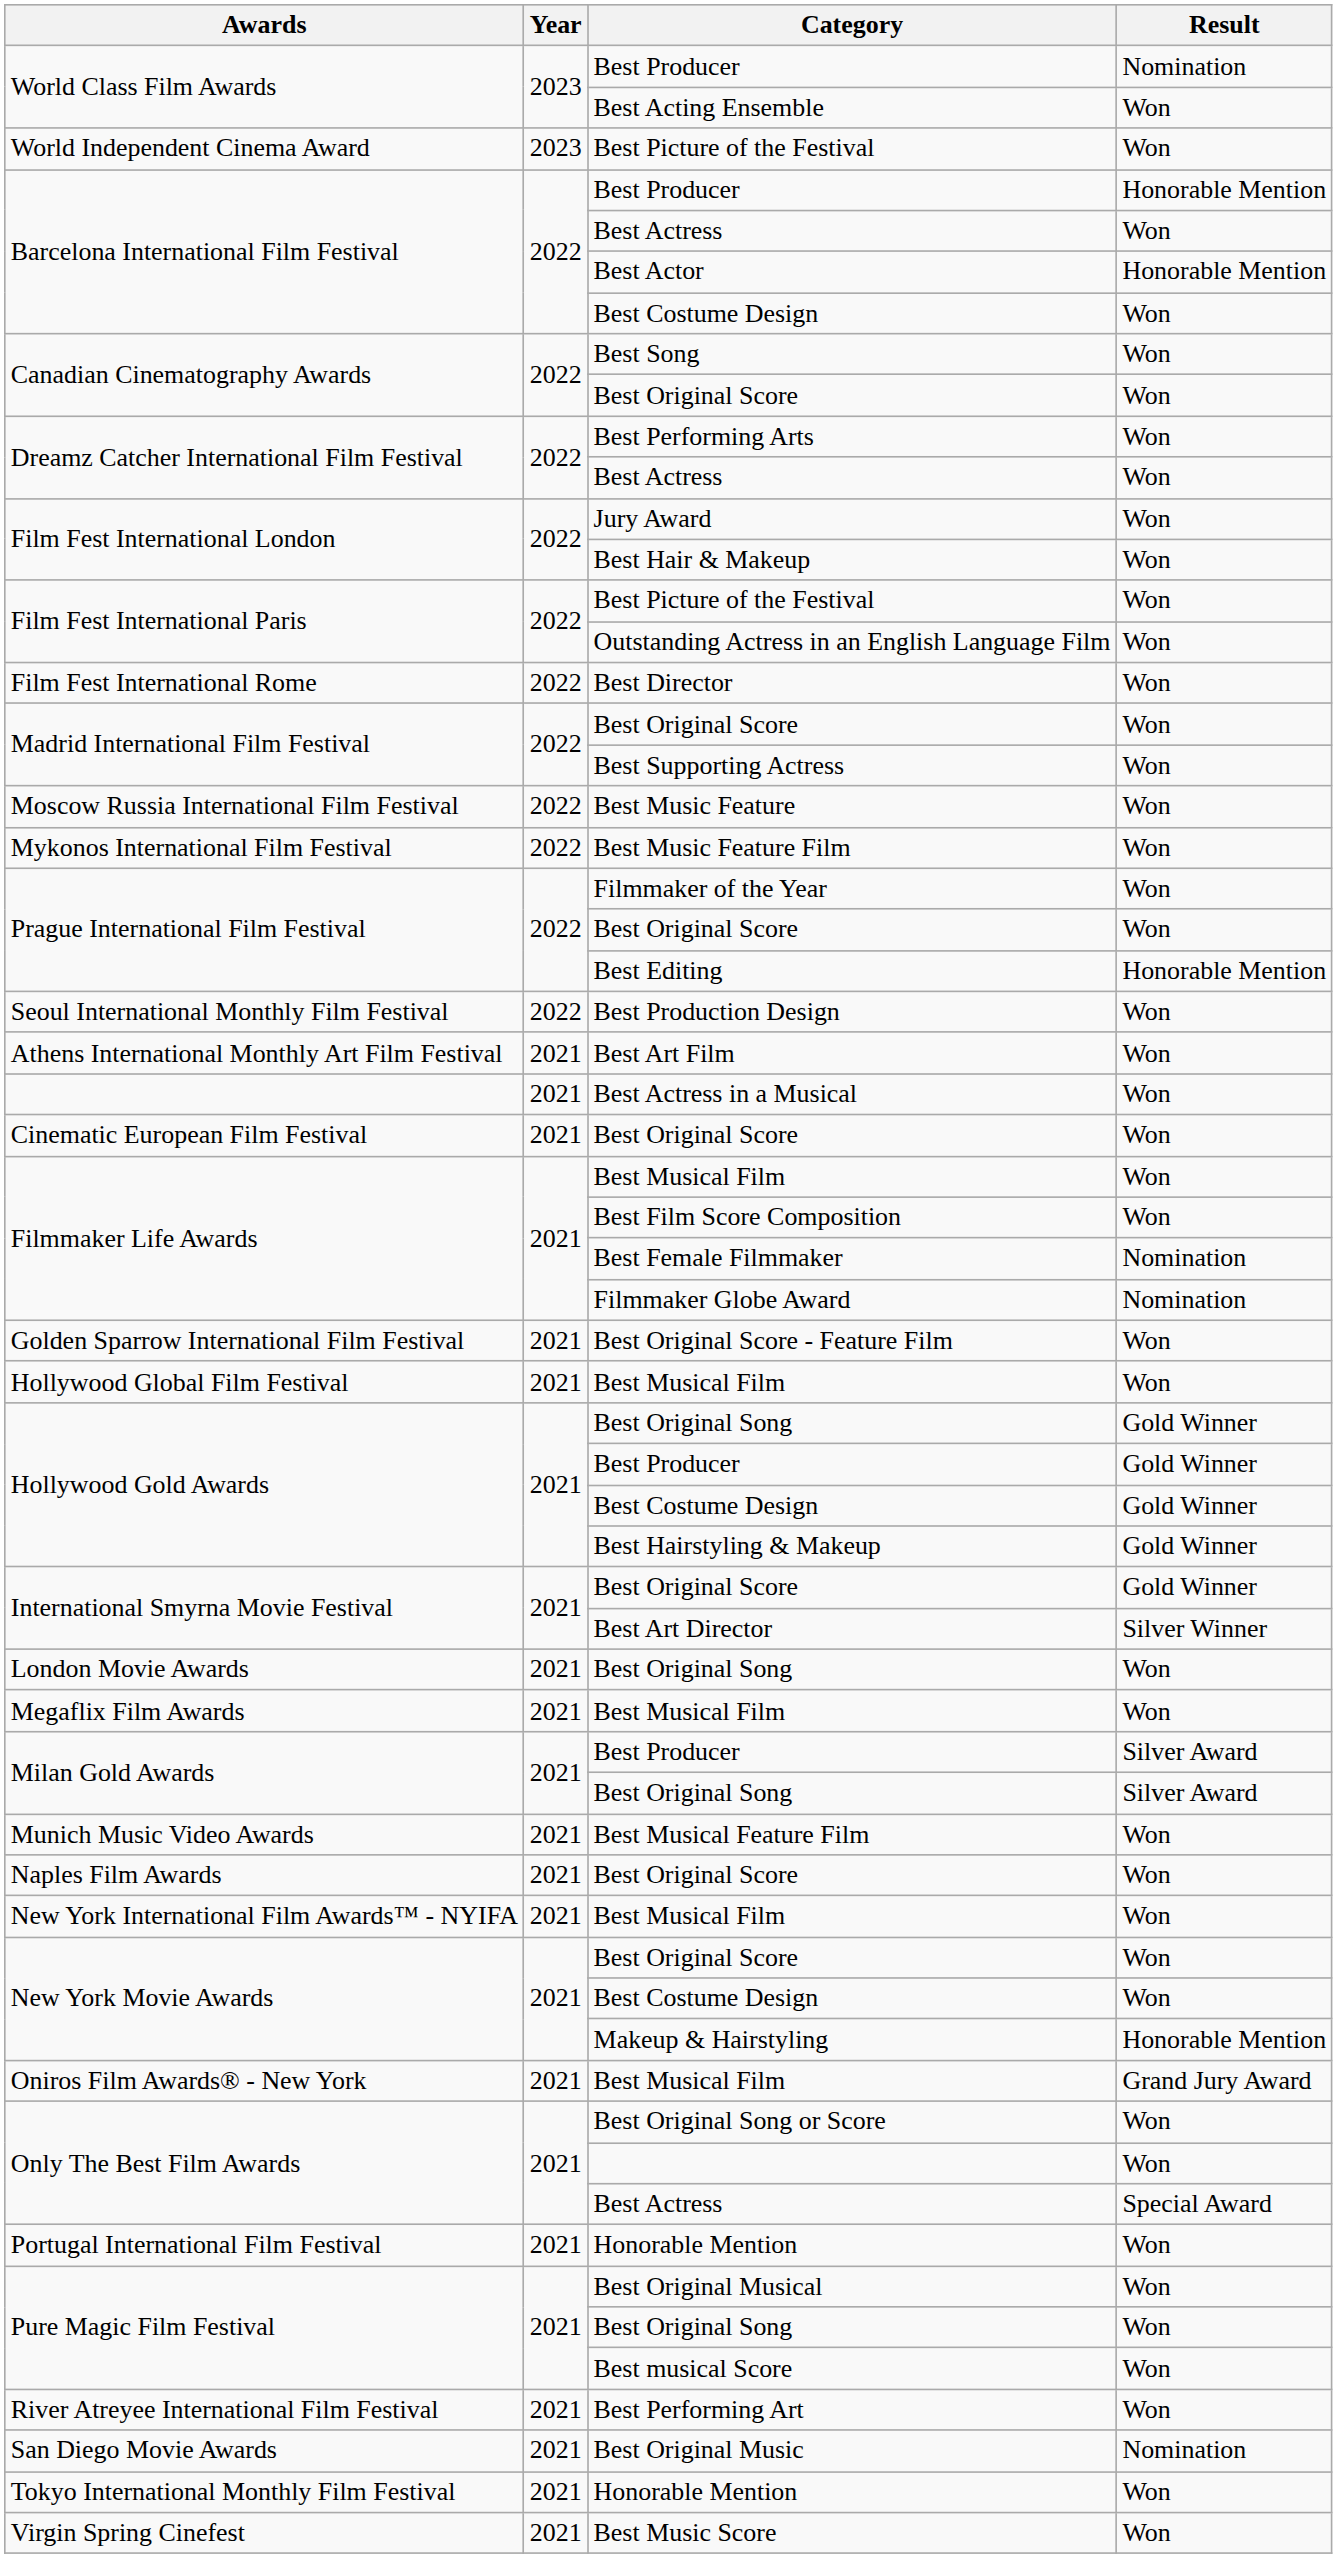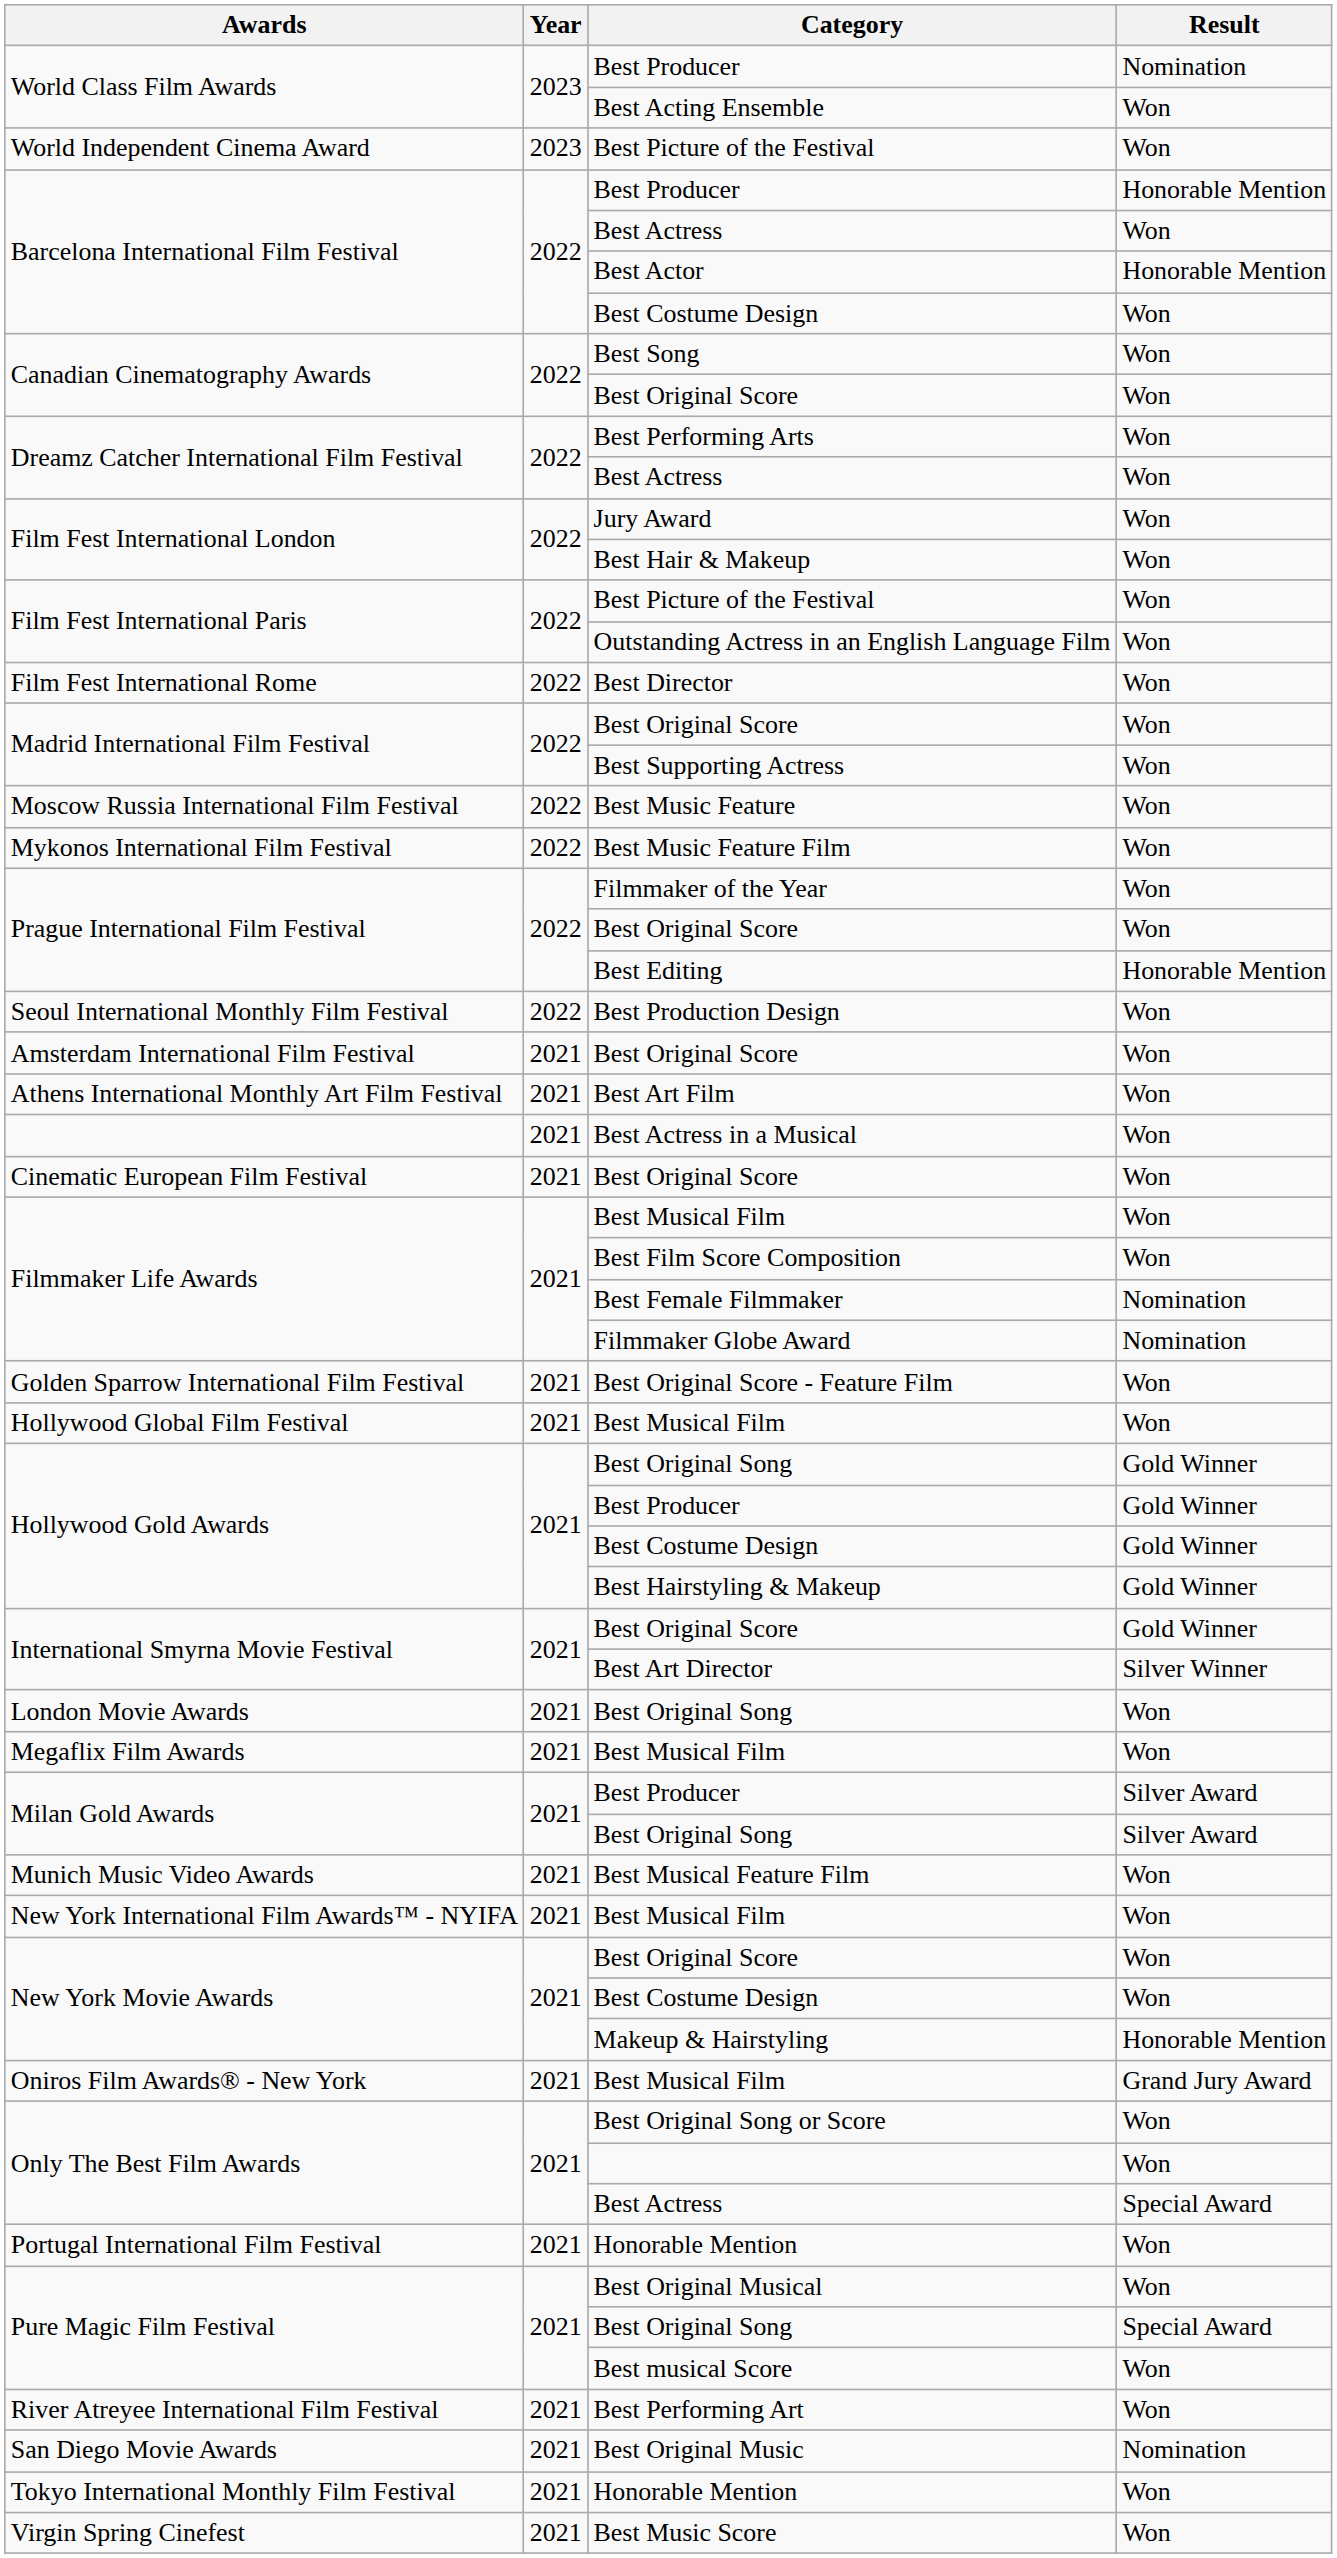+ row: (213, 1052)
- row: (116, 1874)
(1147, 2327) Won -> (1197, 2327) Special Award
